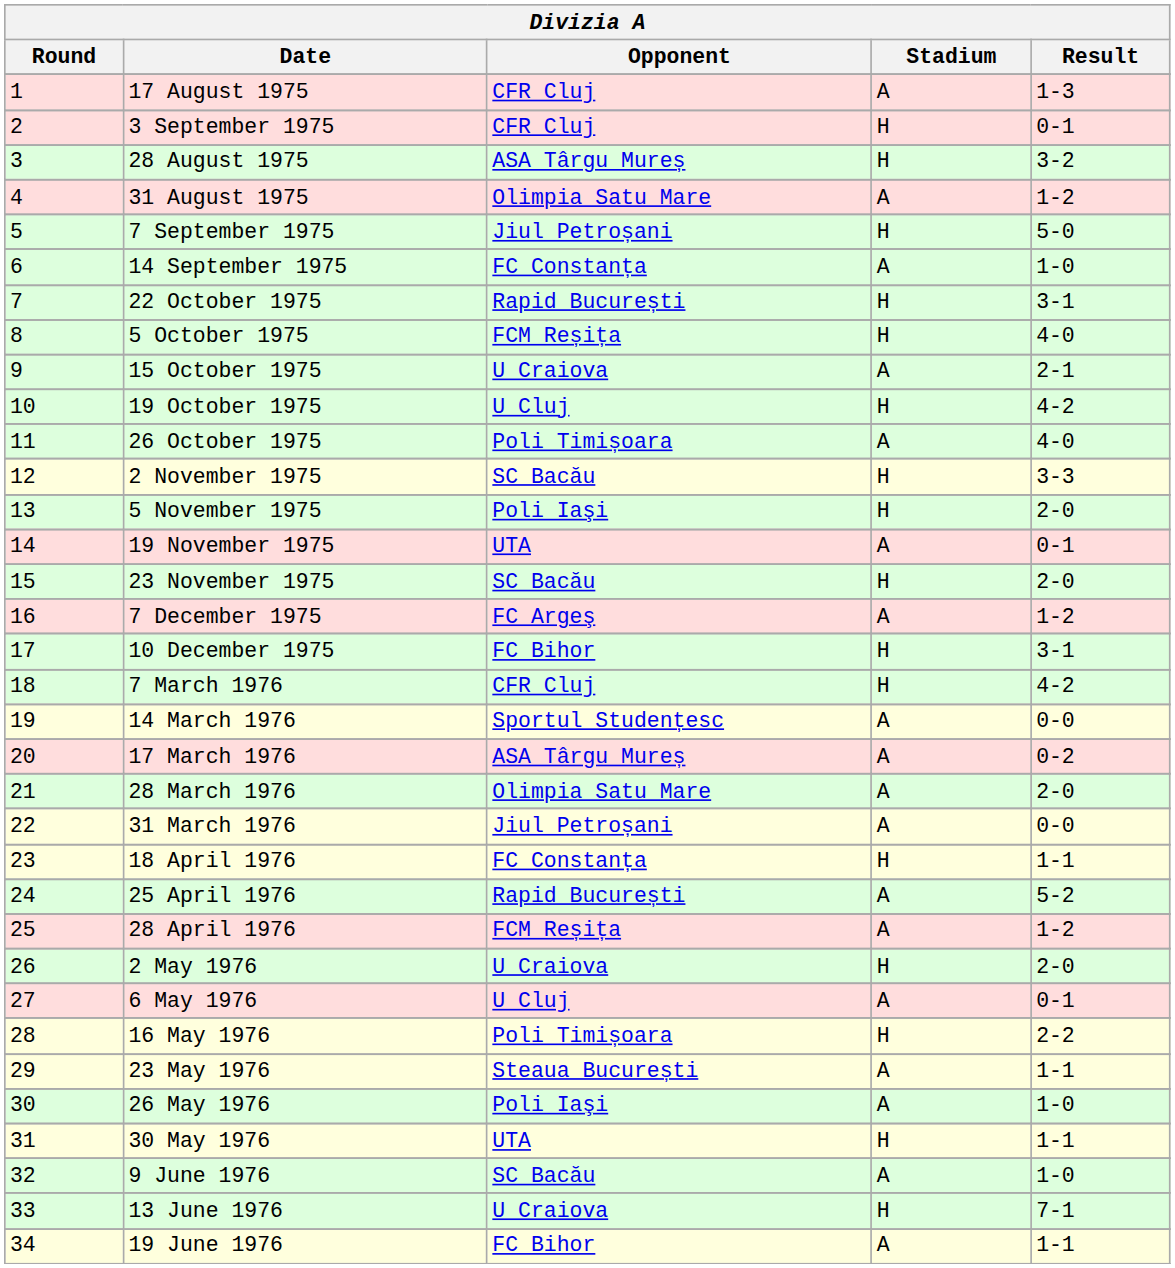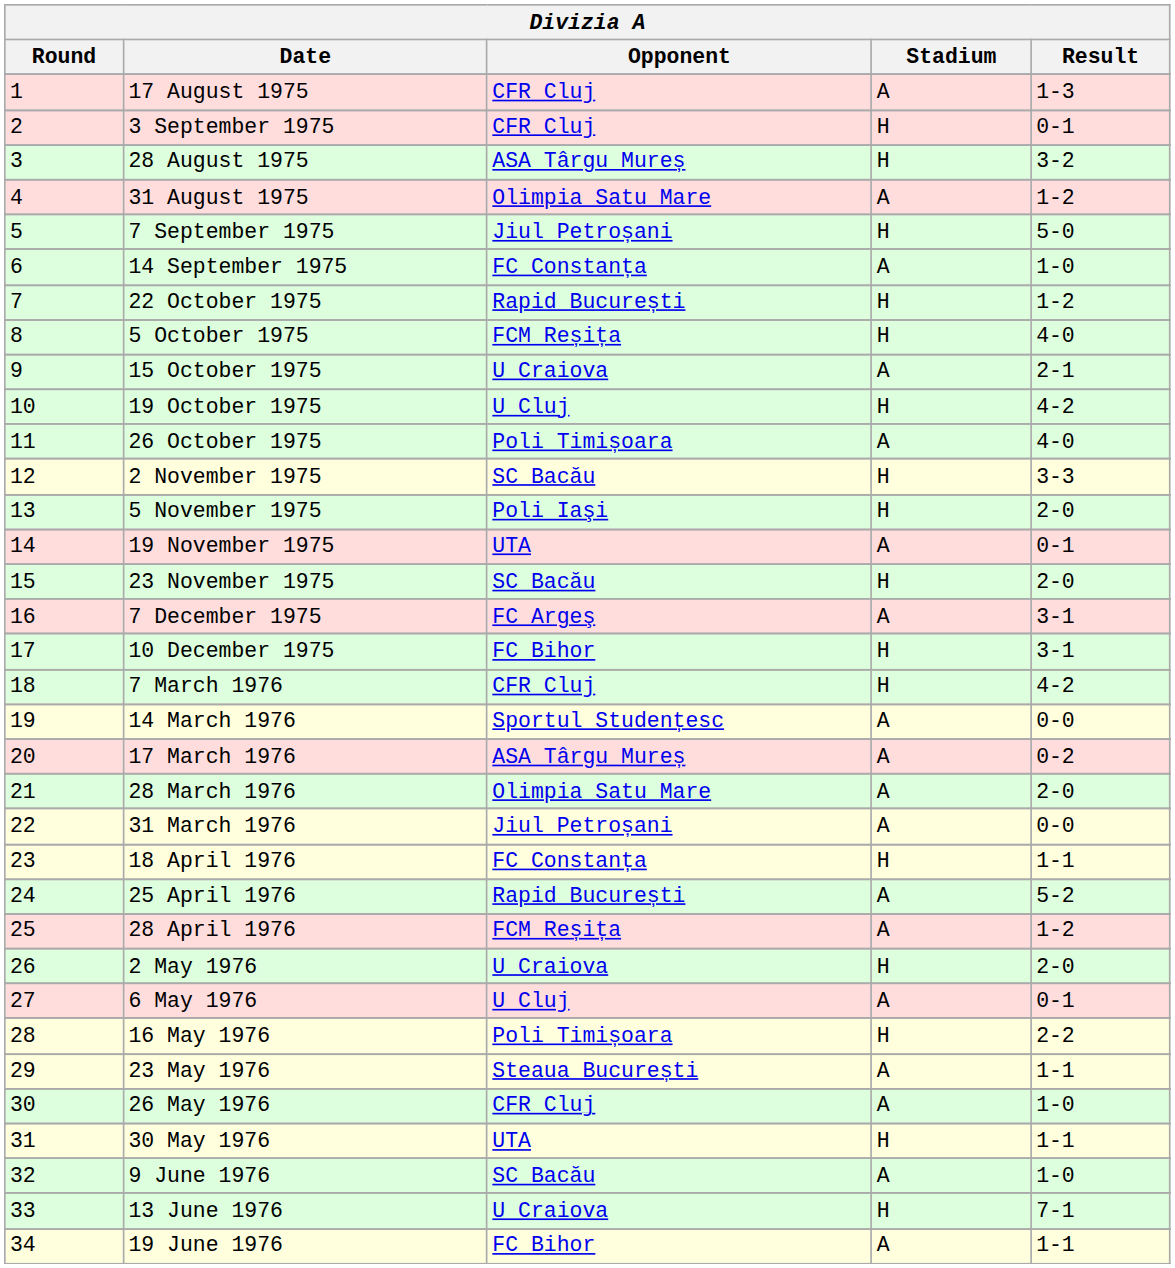(1055, 302) 3-1 -> (1055, 302) 1-2
(1055, 617) 1-2 -> (1055, 617) 3-1
(550, 1106) Poli Iaşi -> (544, 1106) CFR Cluj
